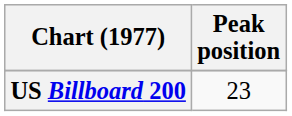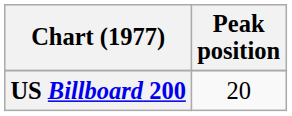(239, 90) 23 -> (239, 90) 20
